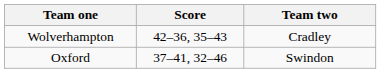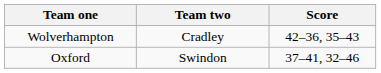columns swapped: (310, 15) <-> (190, 15)
